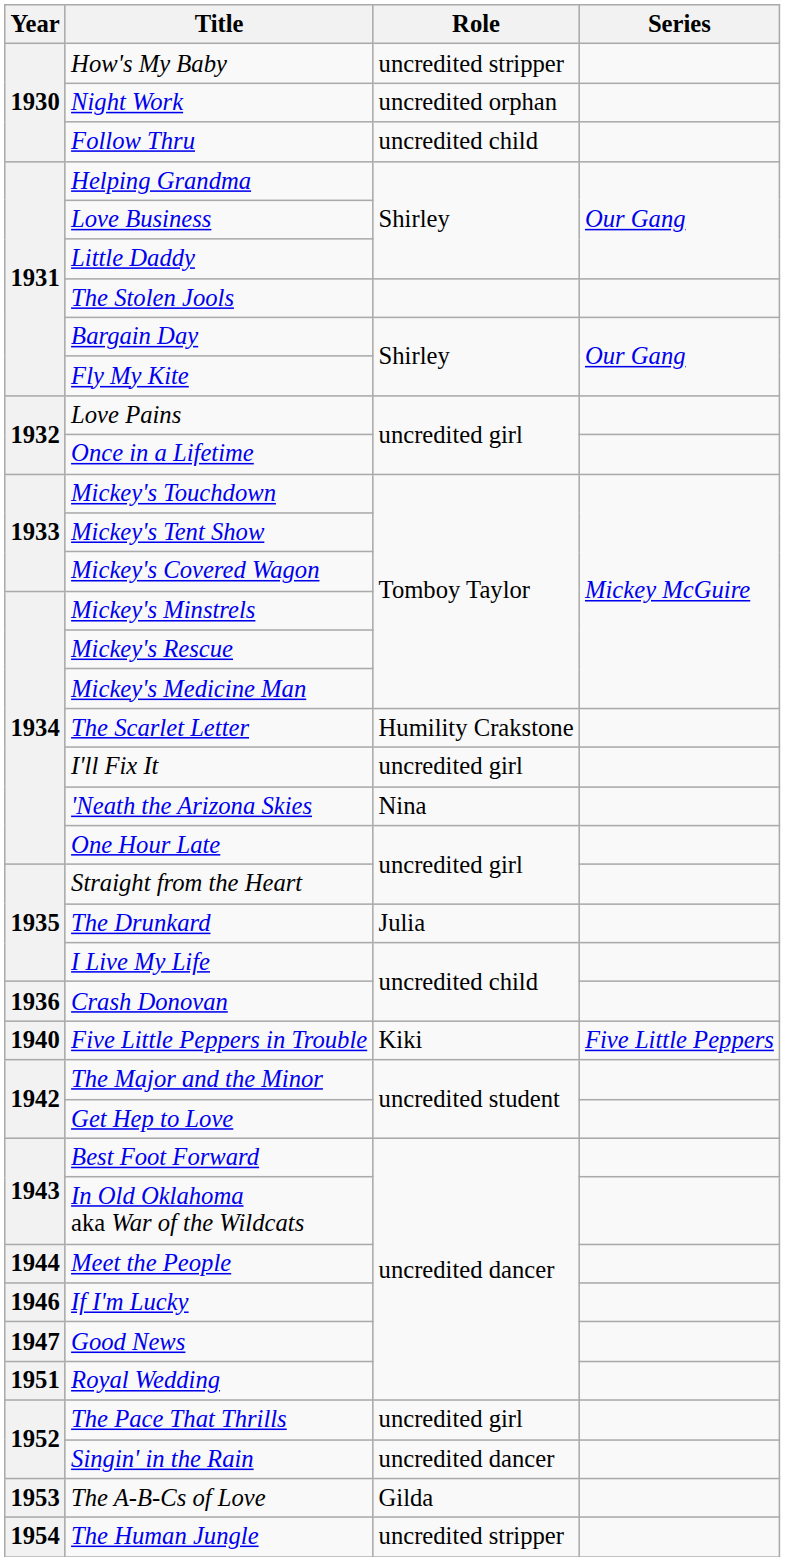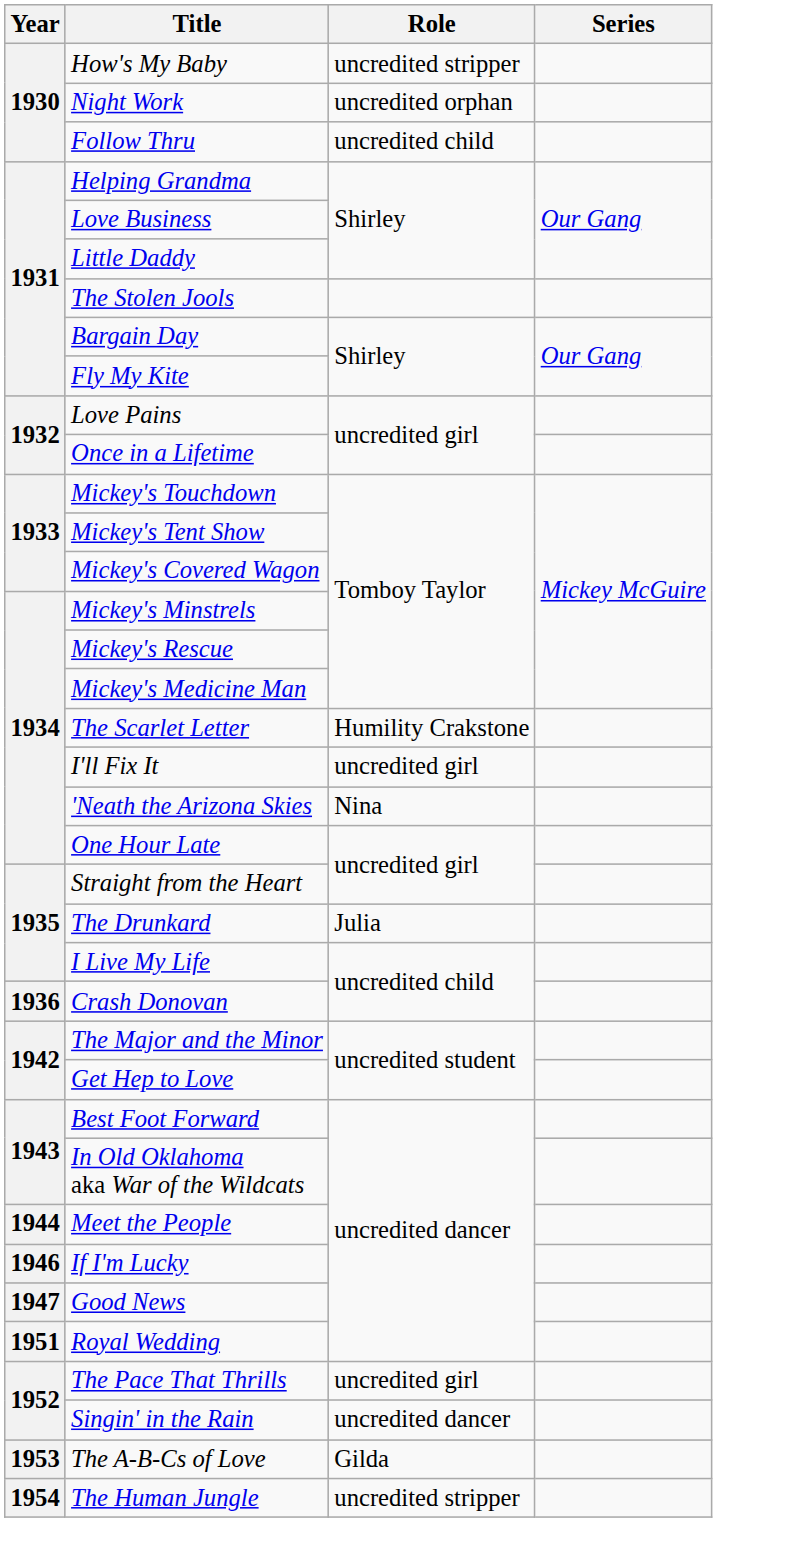- row: (219, 1040)
